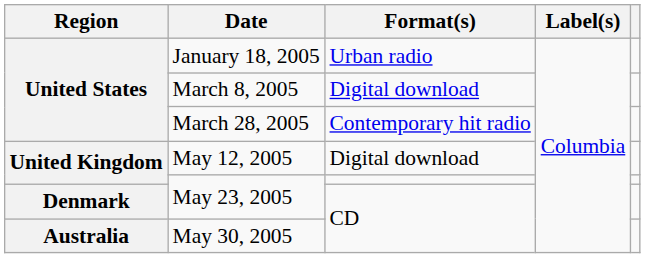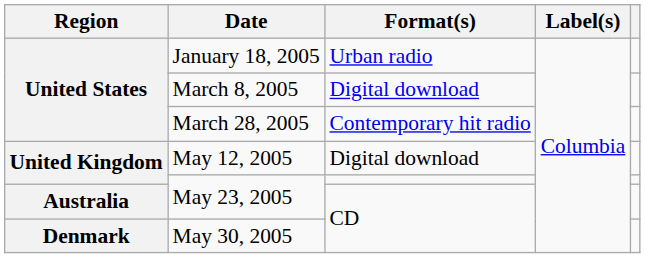(86, 201) Denmark -> (86, 201) Australia
(86, 235) Australia -> (86, 235) Denmark
